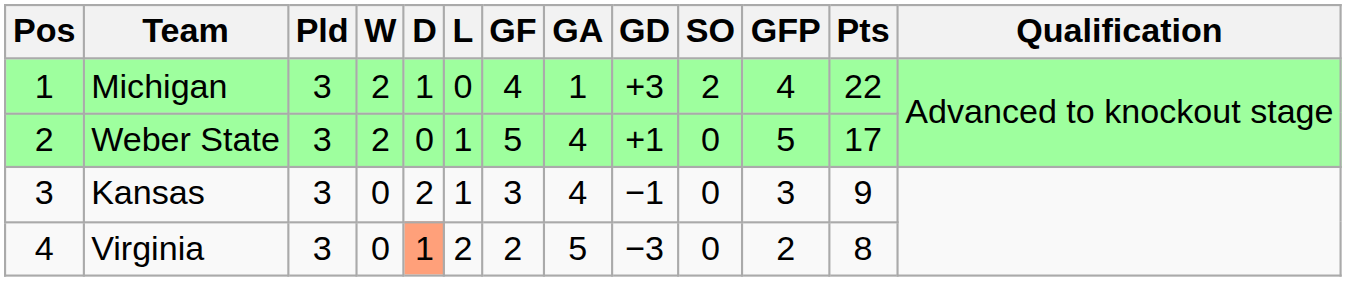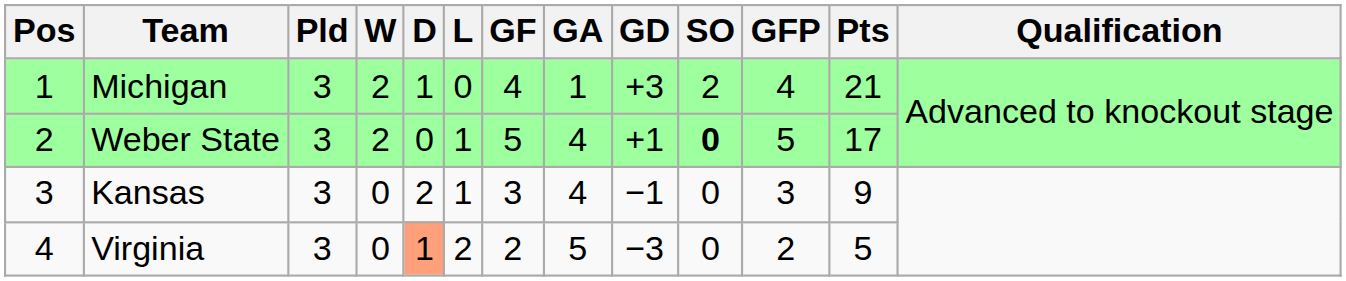(863, 85) 22 -> (863, 85) 21
(710, 139) normal -> (710, 139) bold
(863, 247) 8 -> (863, 247) 5
